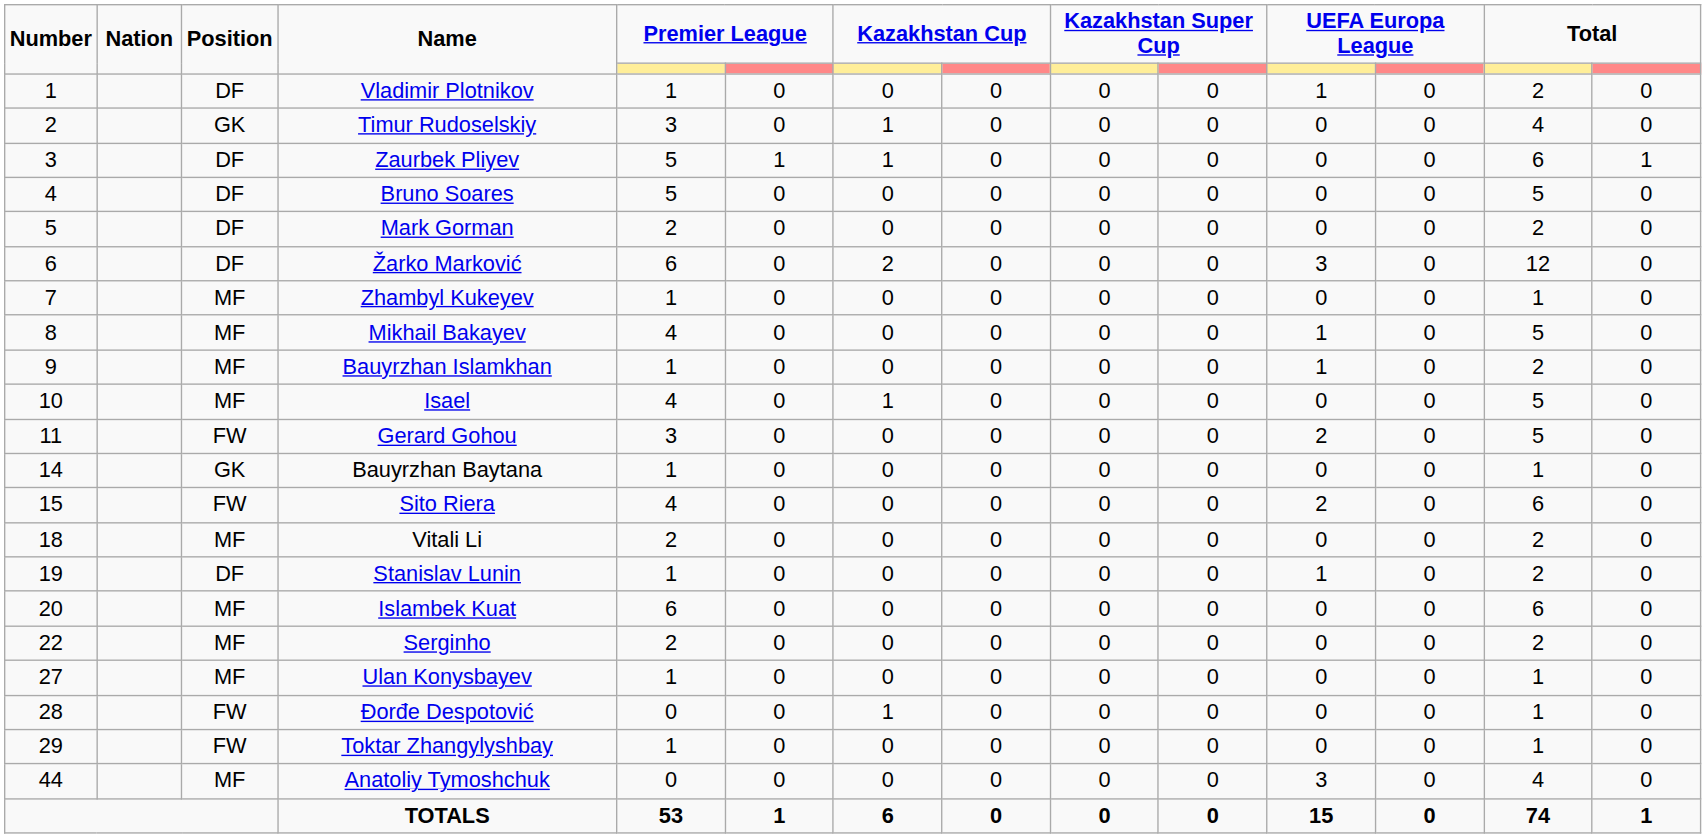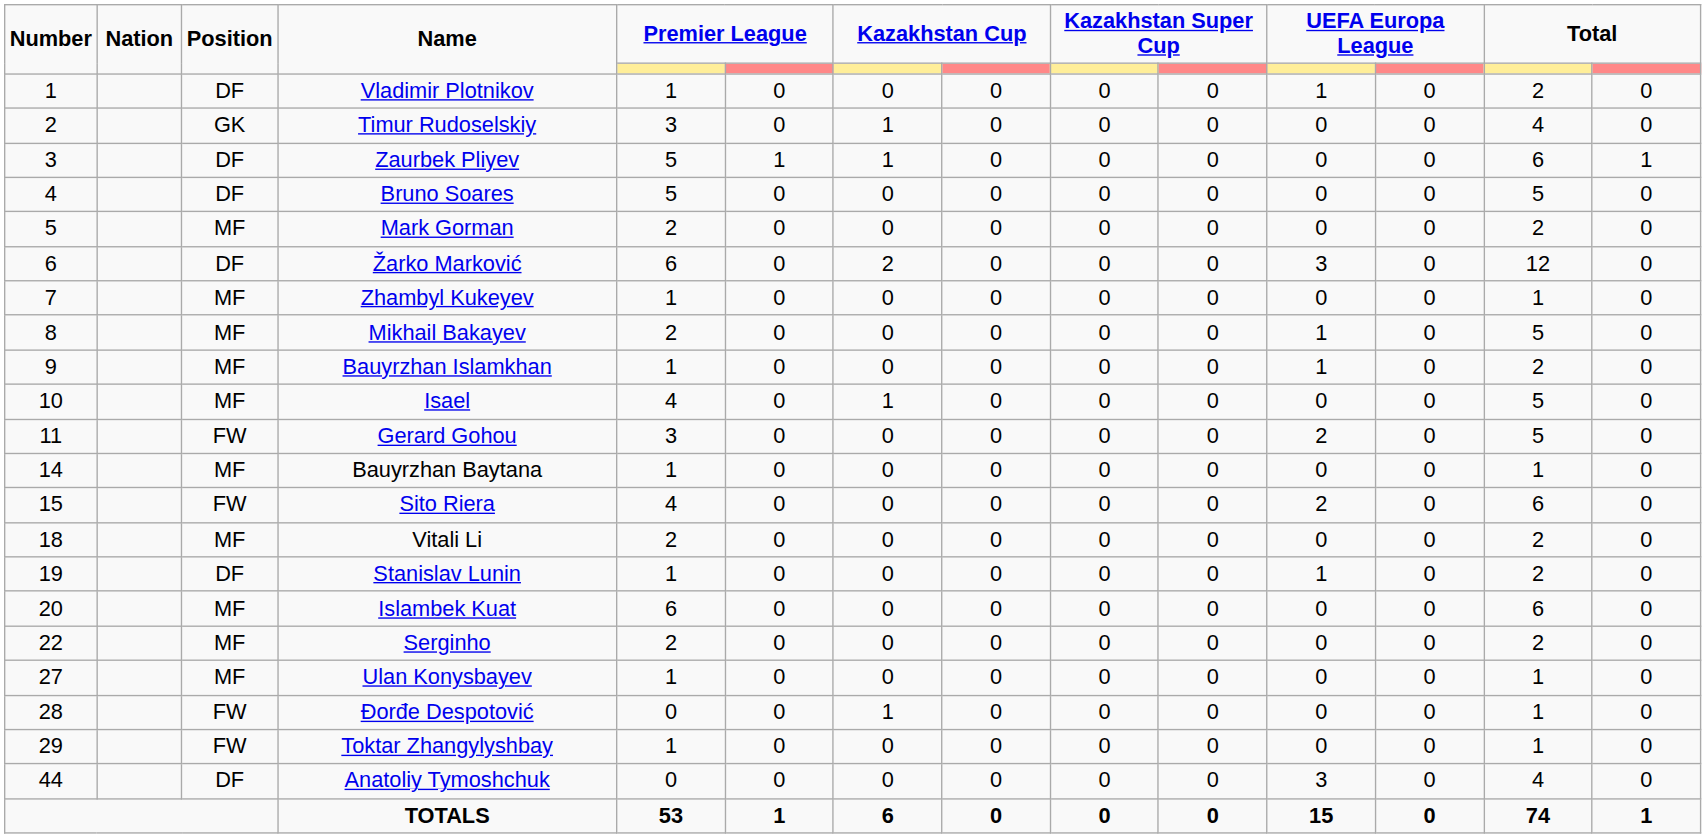(230, 228) DF -> (230, 228) MF
(671, 332) 4 -> (671, 332) 2
(230, 470) GK -> (230, 470) MF
(230, 780) MF -> (230, 780) DF
